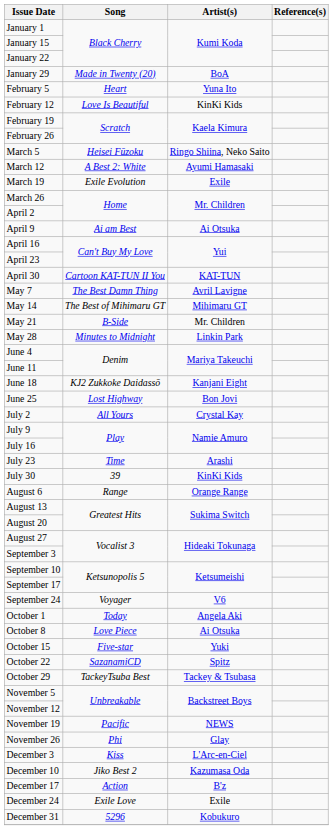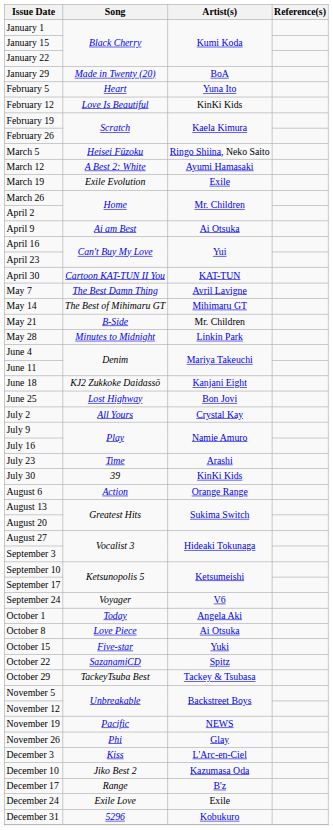(115, 492) Range -> (115, 492) Action
(115, 786) Action -> (115, 786) Range
